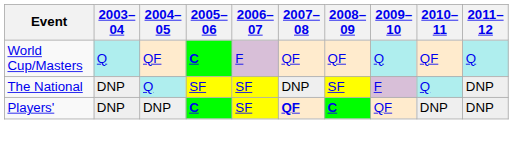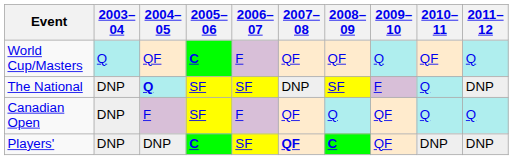(148, 87) normal -> (148, 87) bold
+ row: (36, 115)
